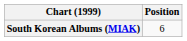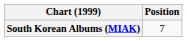(162, 28) 6 -> (162, 28) 7
